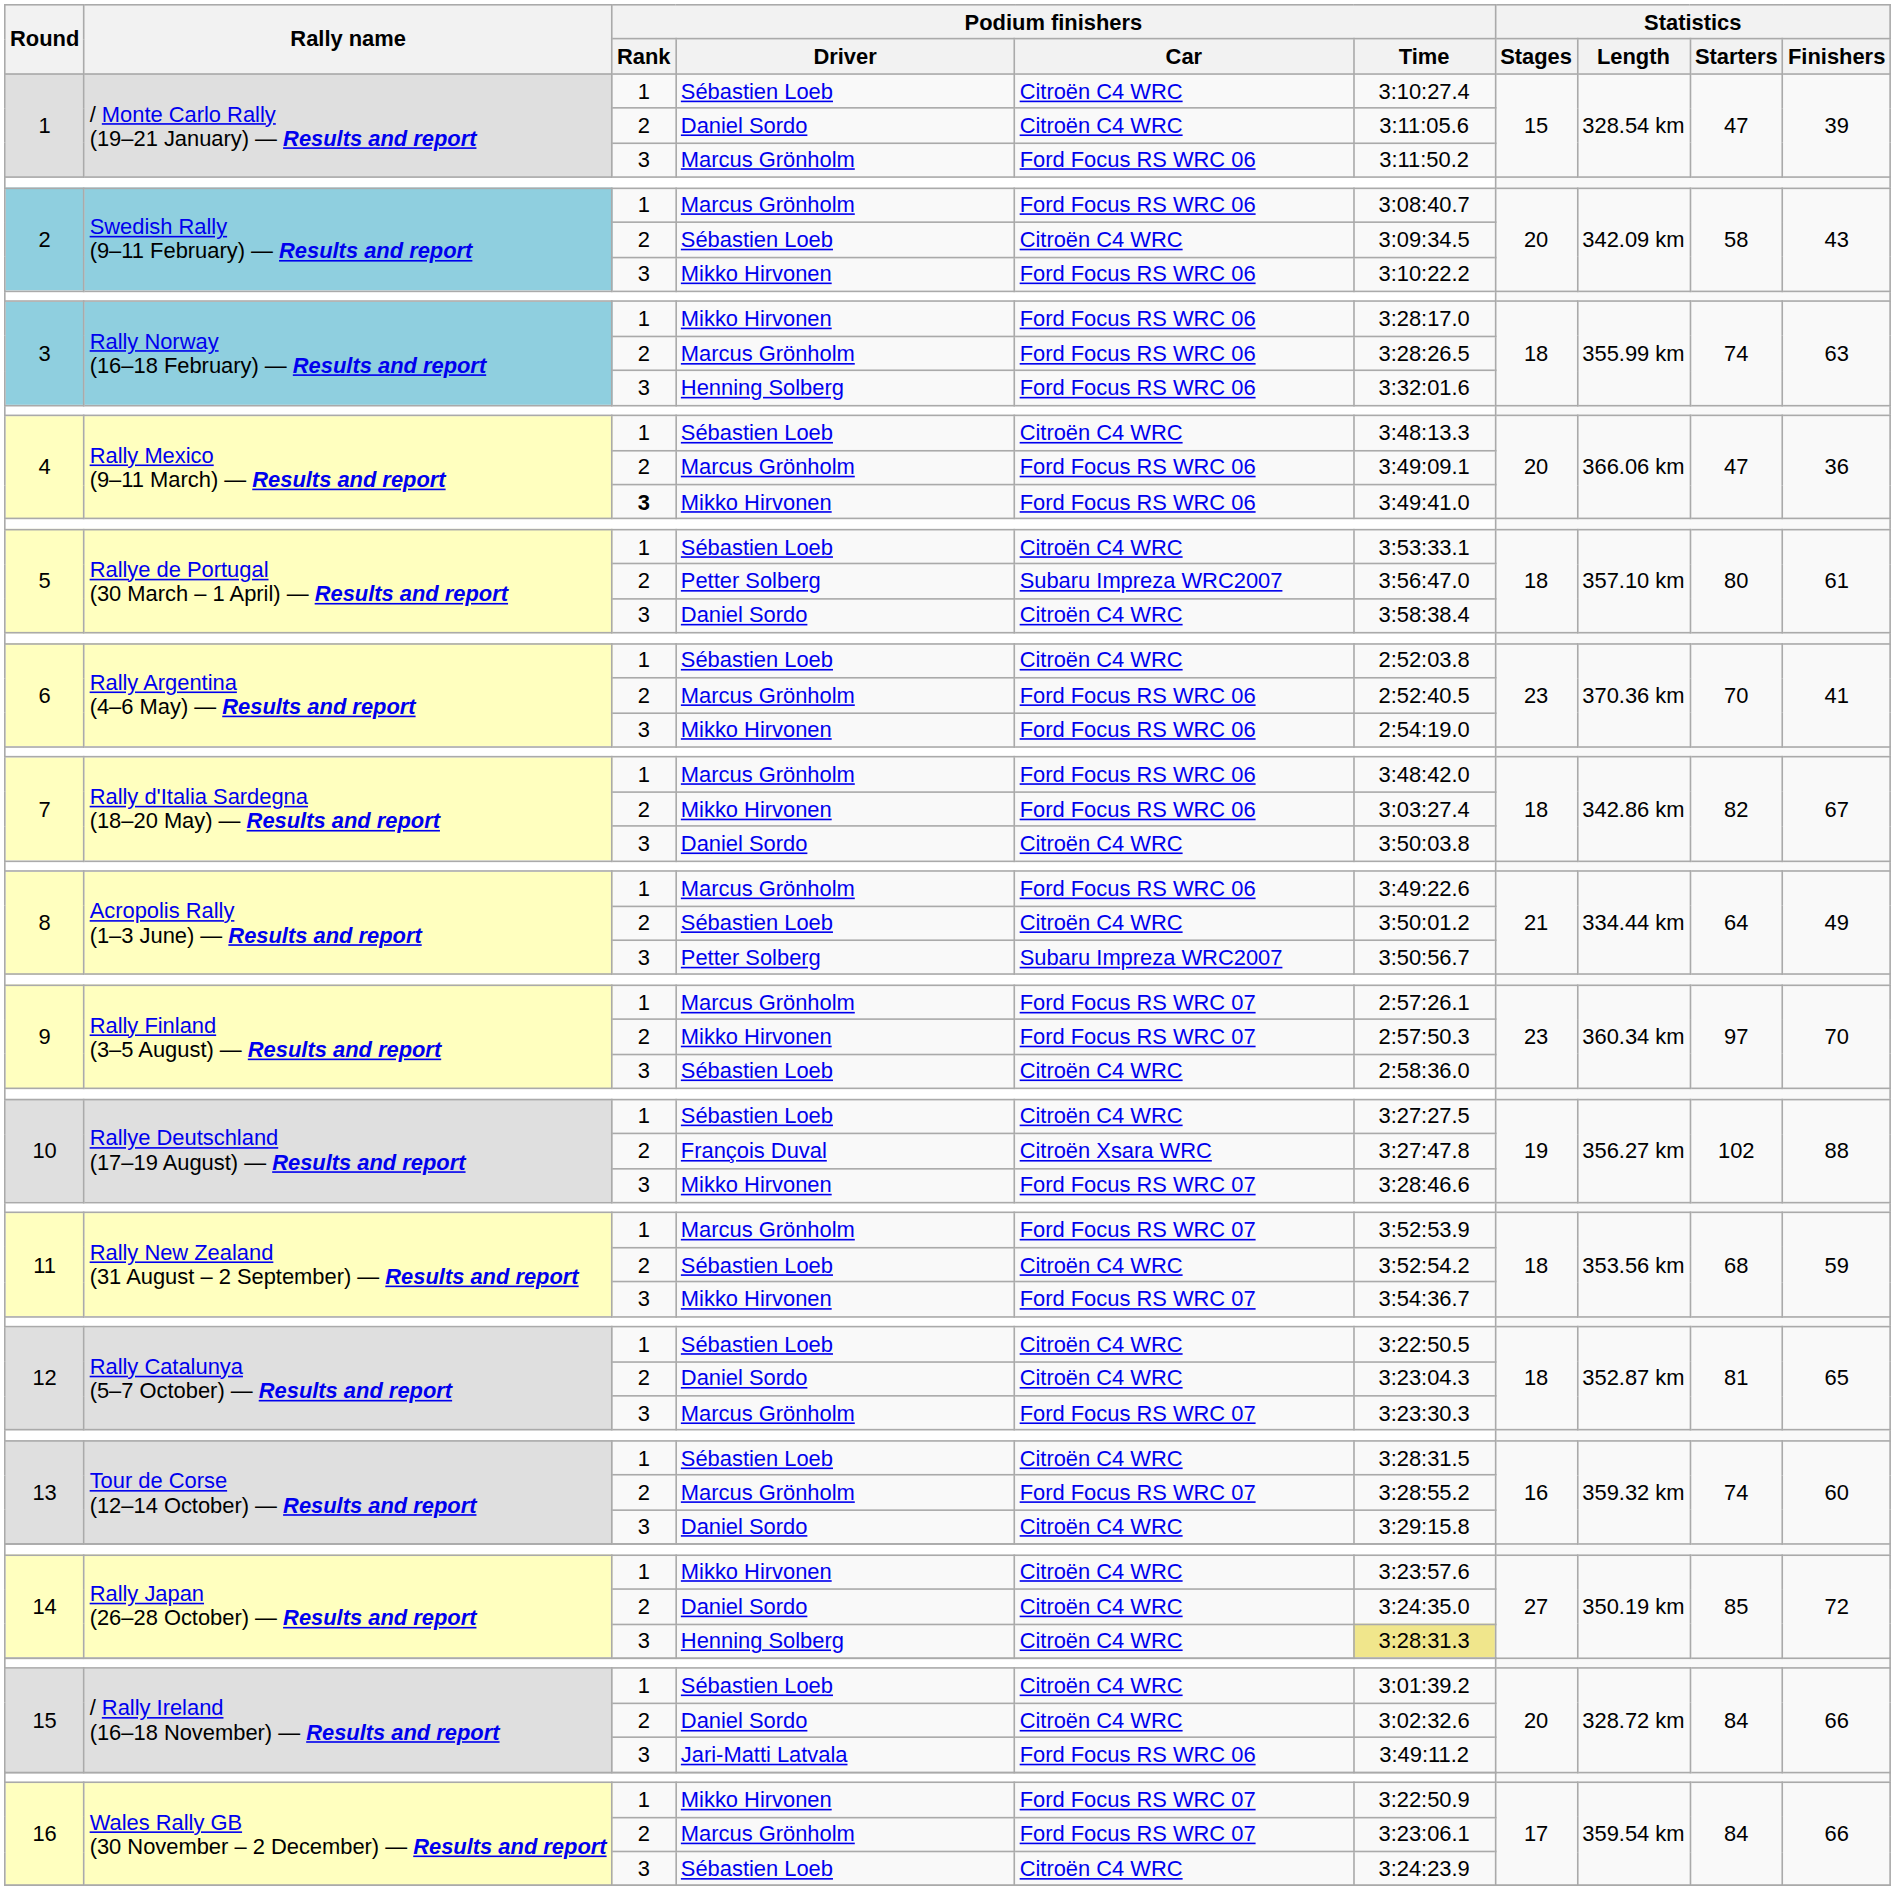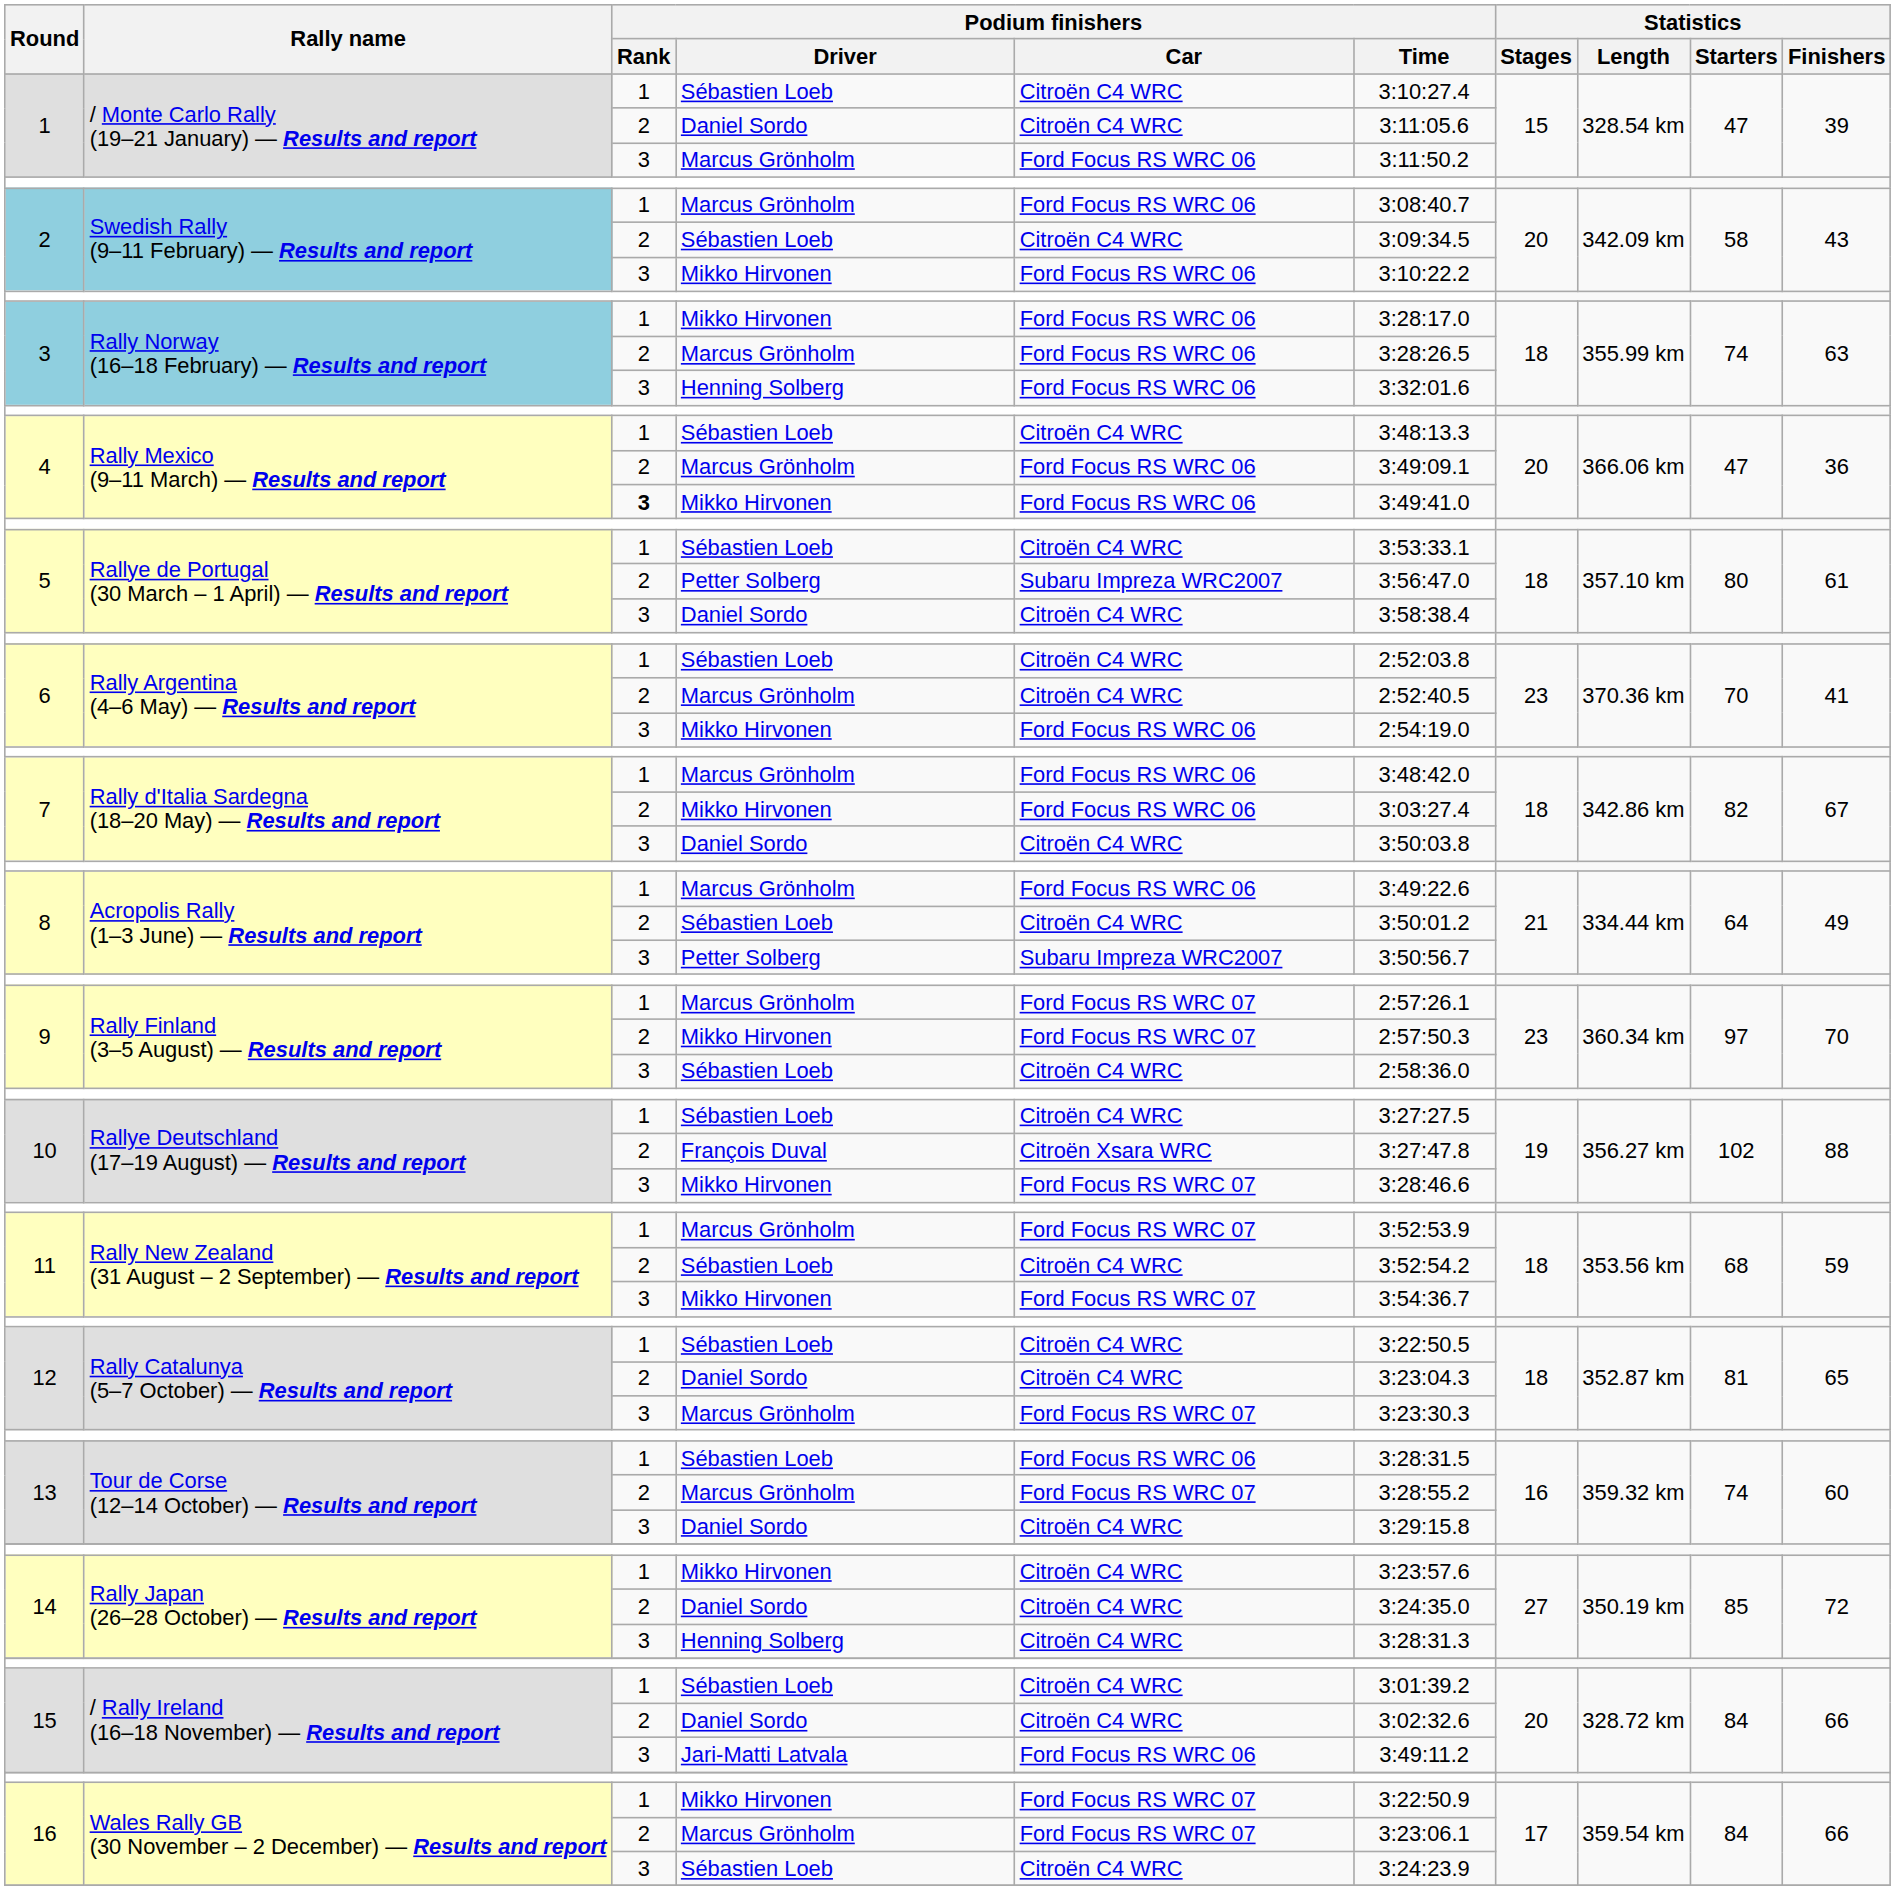(1138, 695) Ford Focus RS WRC 06 -> (1101, 695) Citroën C4 WRC
(1101, 1458) Citroën C4 WRC -> (1138, 1458) Ford Focus RS WRC 06
(1424, 1641) khaki background -> (1424, 1641) no background
